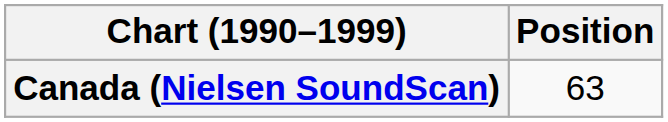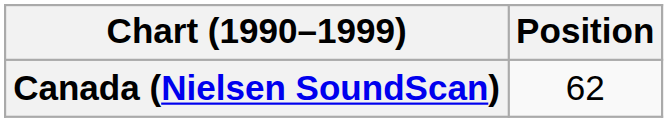(585, 87) 63 -> (585, 87) 62
